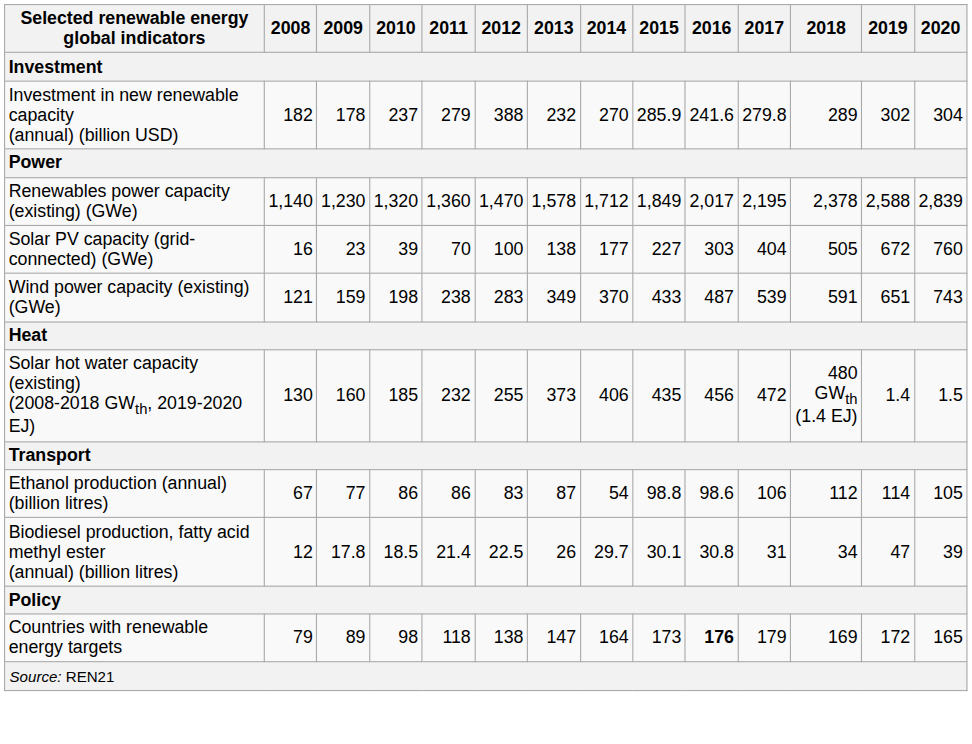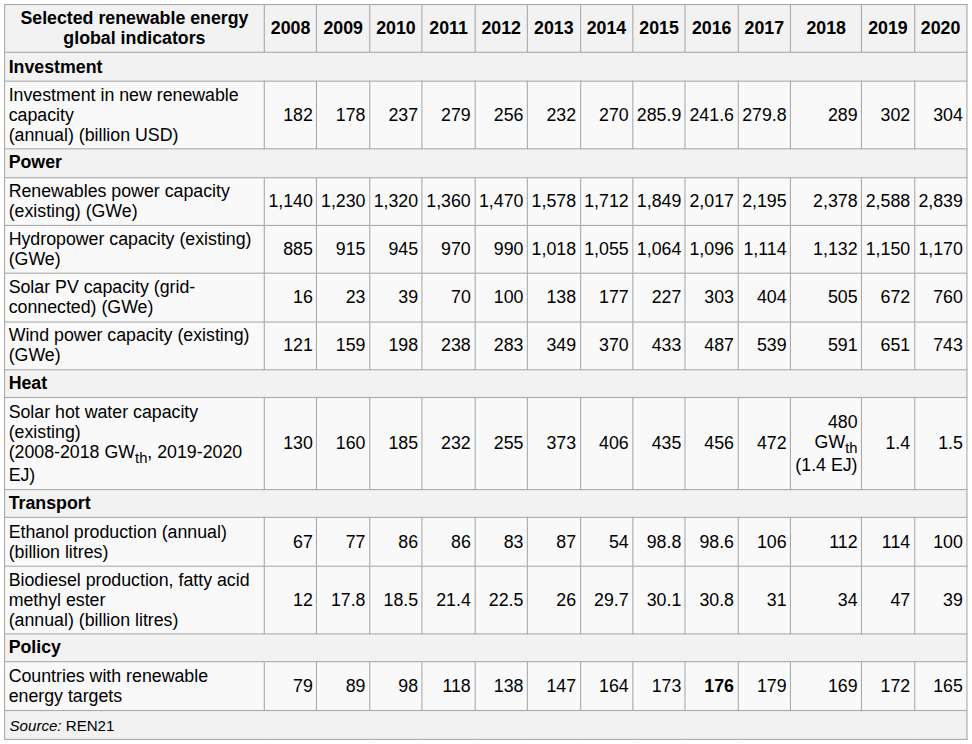(509, 114) 388 -> (509, 114) 256
+ row: (130, 249)
(948, 493) 105 -> (948, 541) 100
